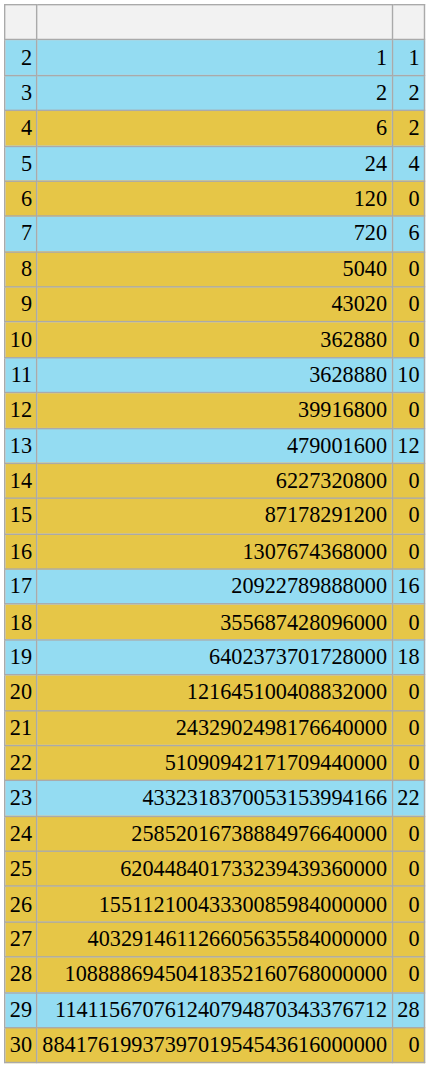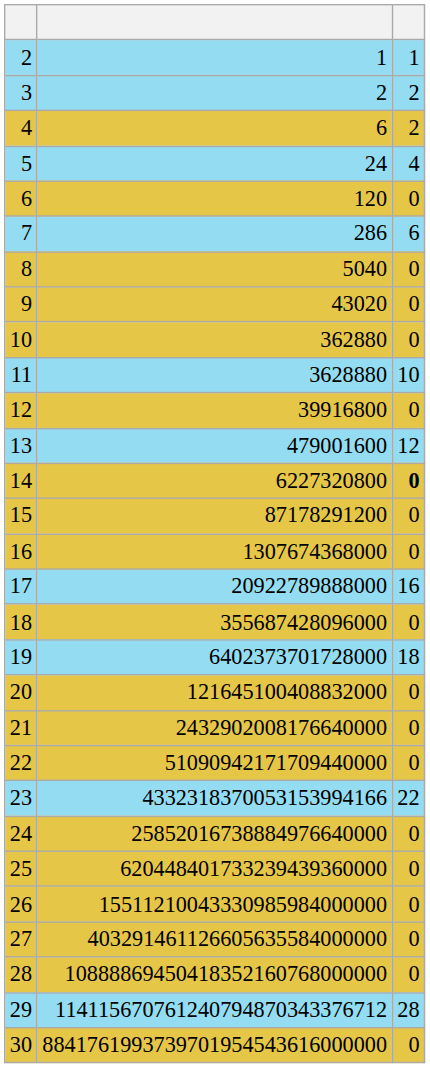(370, 233) 720 -> (370, 233) 286
(414, 480) normal -> (414, 480) bold
(281, 727) 2432902498176640000 -> (281, 727) 2432902008176640000
(243, 903) 15511210043330085984000000 -> (243, 903) 15511210043330985984000000
